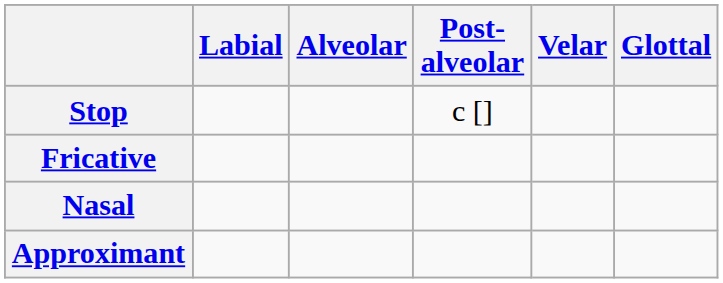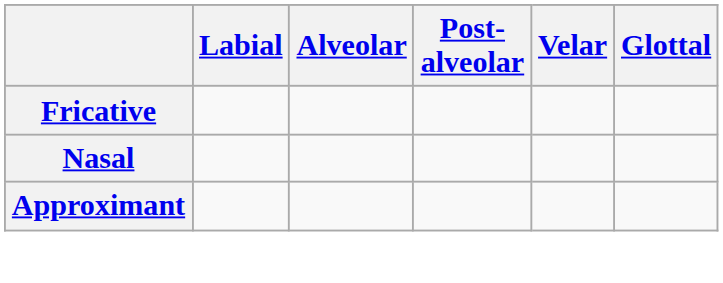- row: (98, 109)
